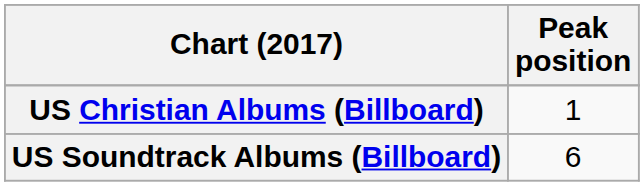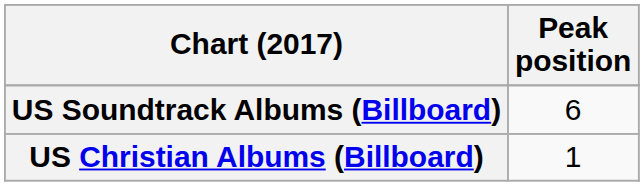rows swapped: (256, 109) <-> (256, 156)
